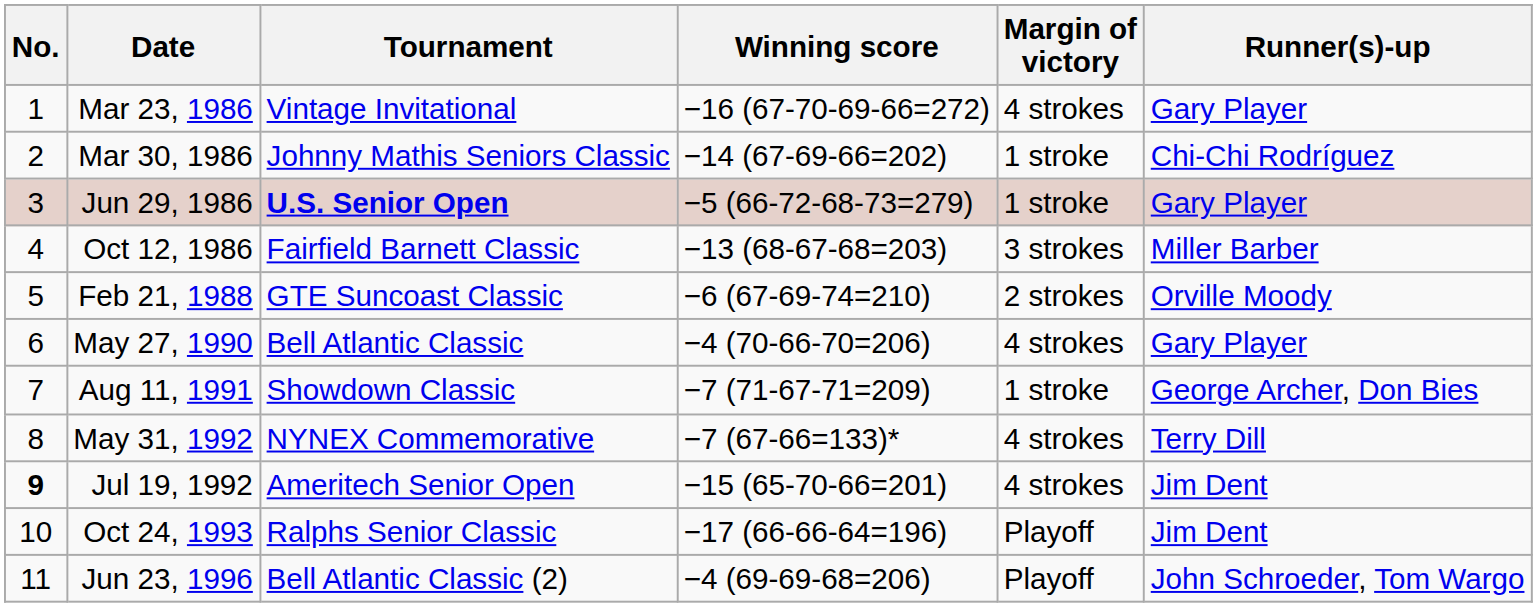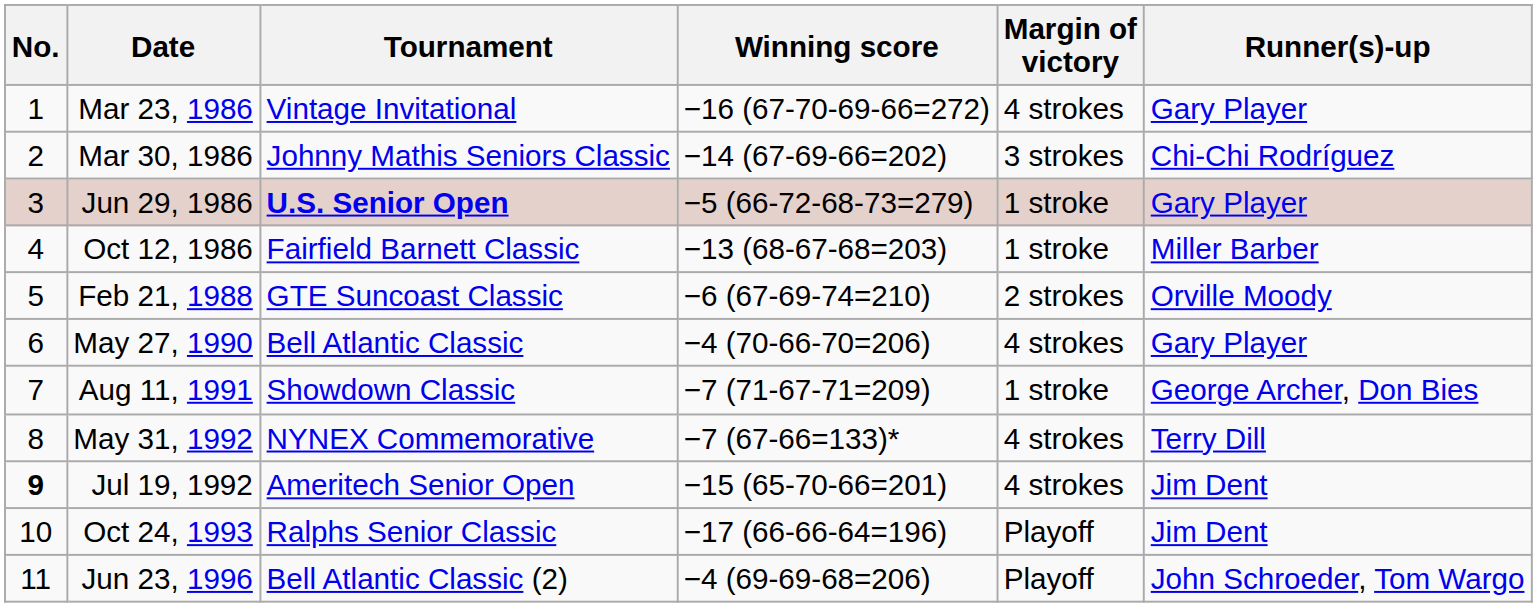(1056, 156) 1 stroke -> (1064, 156) 3 strokes
(1064, 249) 3 strokes -> (1056, 249) 1 stroke
